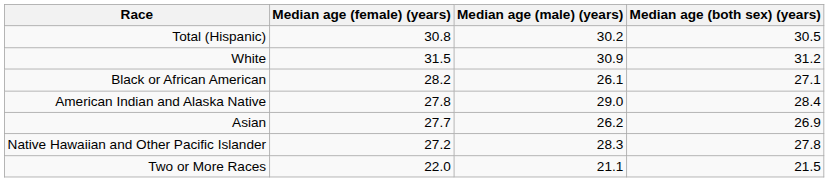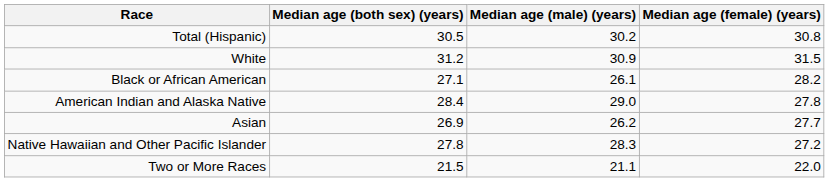columns swapped: (725, 15) <-> (362, 15)
